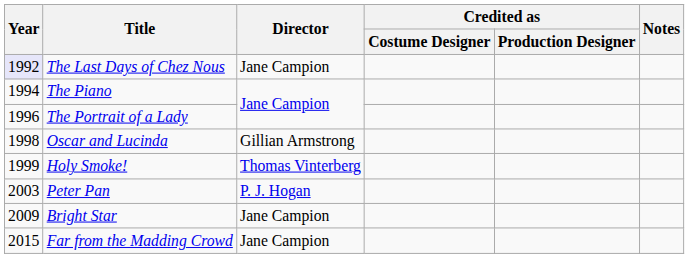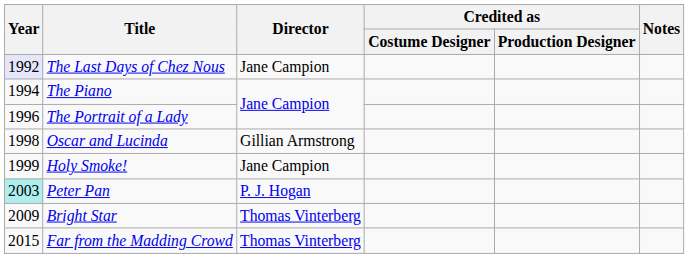(300, 166) Thomas Vinterberg -> (285, 166) Jane Campion
(24, 191) no background -> (24, 191) paleturquoise background
(285, 215) Jane Campion -> (300, 215) Thomas Vinterberg
(285, 240) Jane Campion -> (300, 240) Thomas Vinterberg
